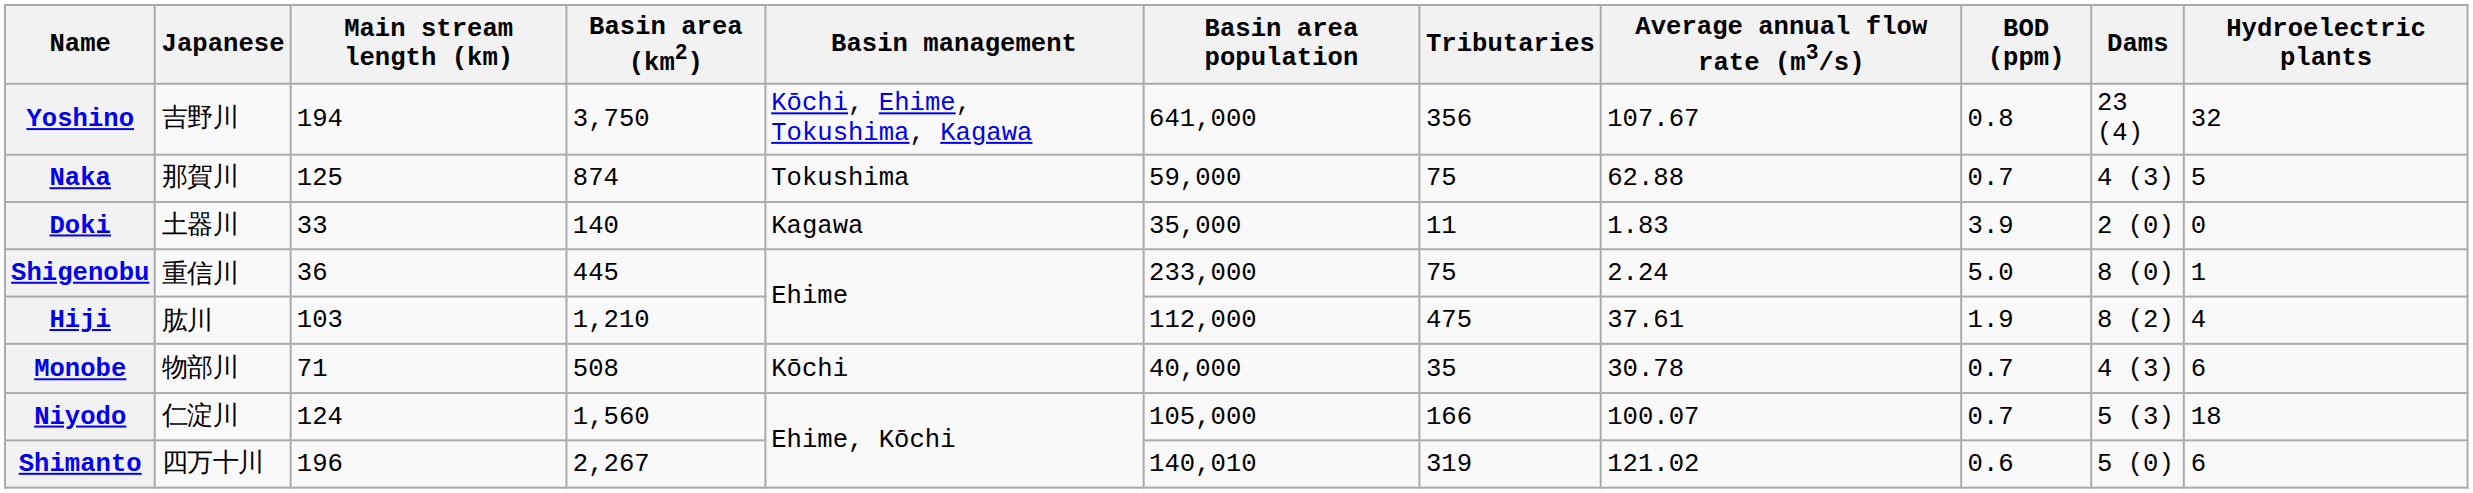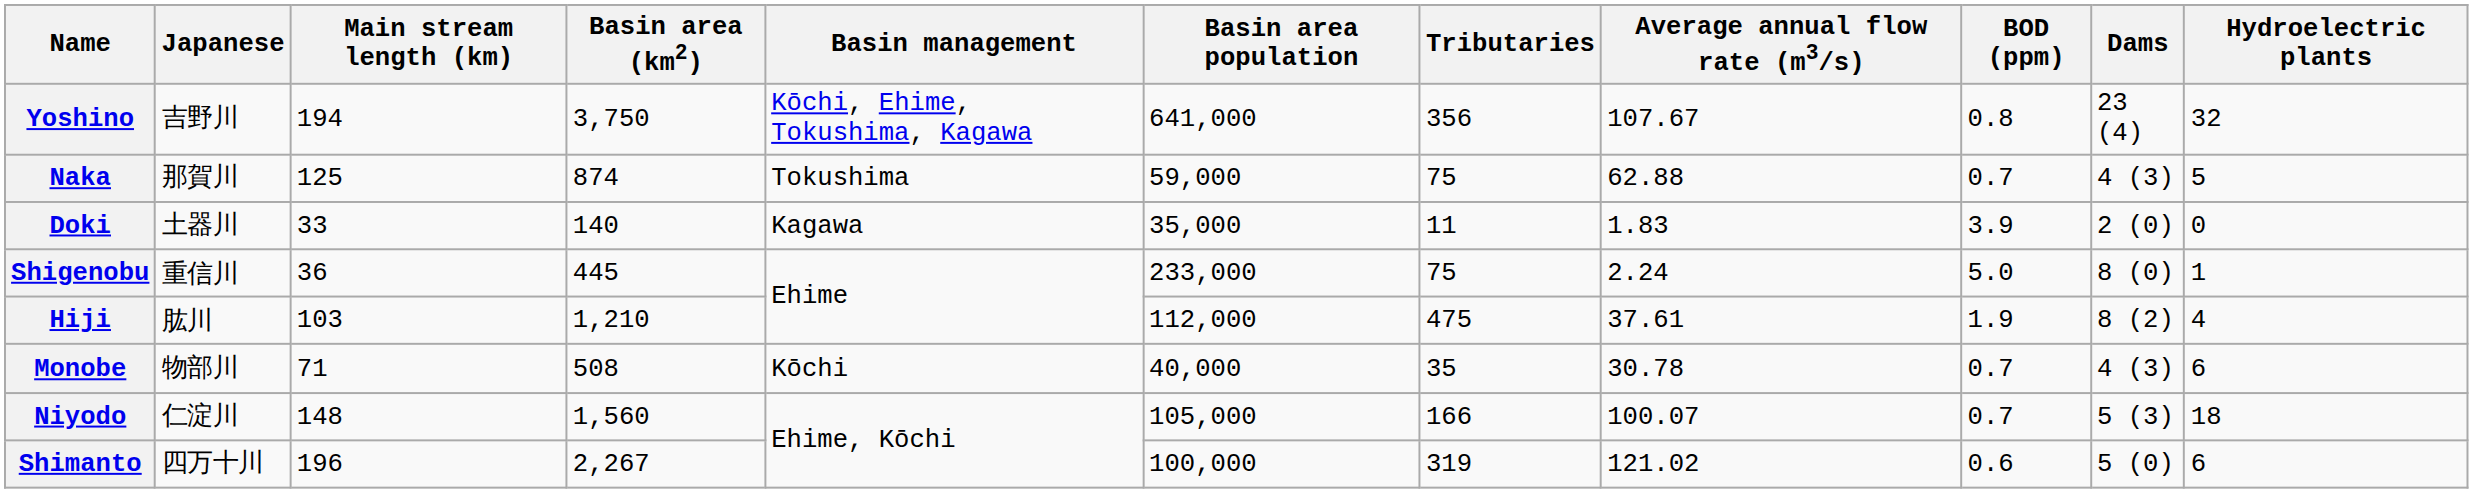(320, 416) 124 -> (320, 416) 148
(1203, 464) 140,010 -> (1203, 464) 100,000
